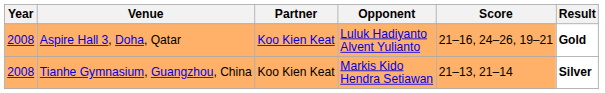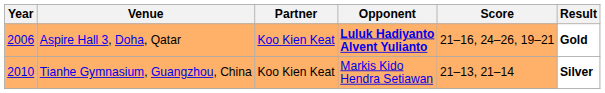(21, 40) 2008 -> (21, 40) 2006
(384, 40) normal -> (387, 40) bold
(21, 73) 2008 -> (21, 73) 2010
